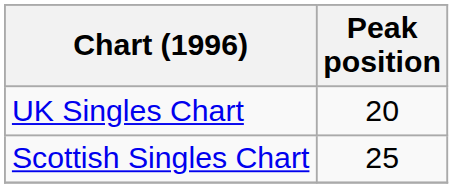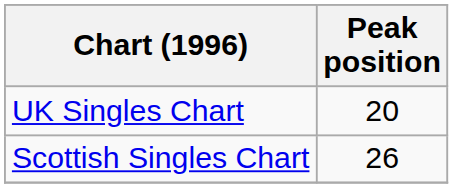(382, 158) 25 -> (382, 158) 26
